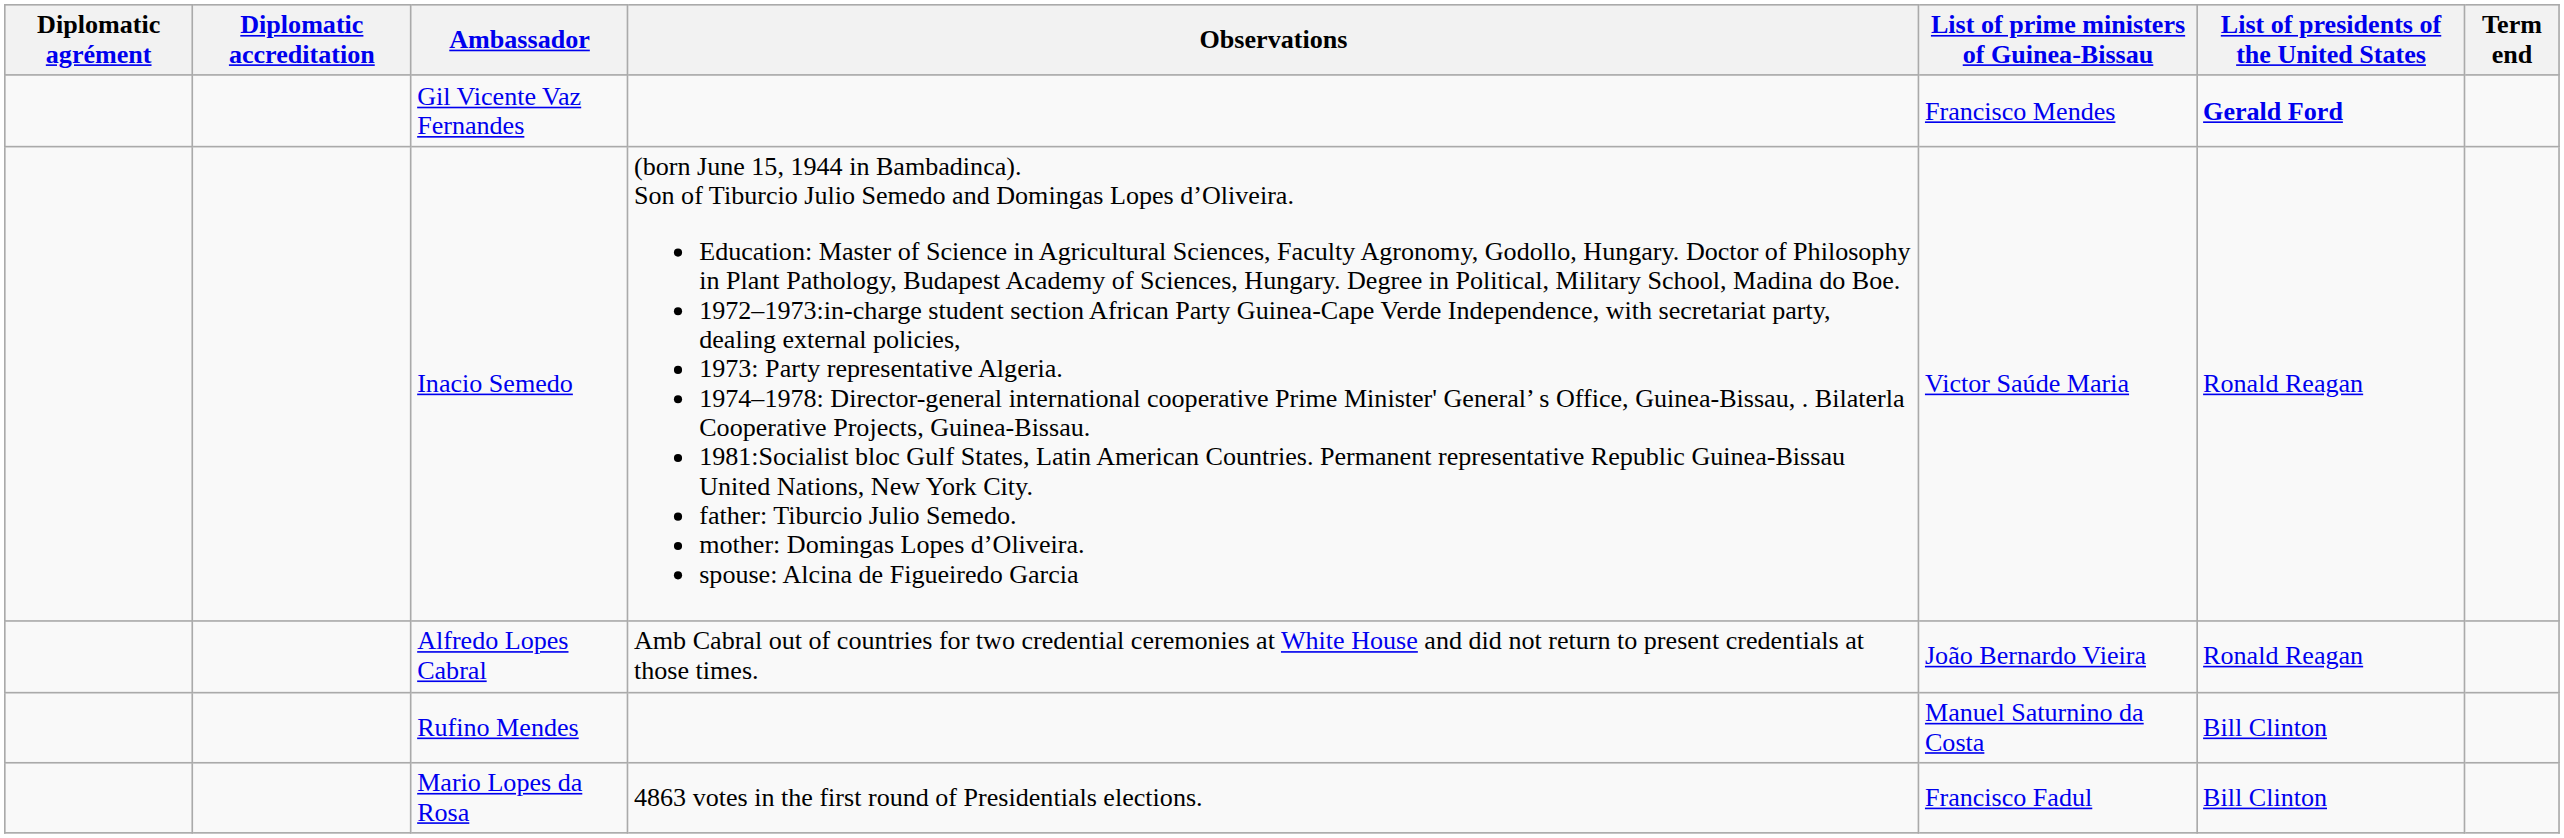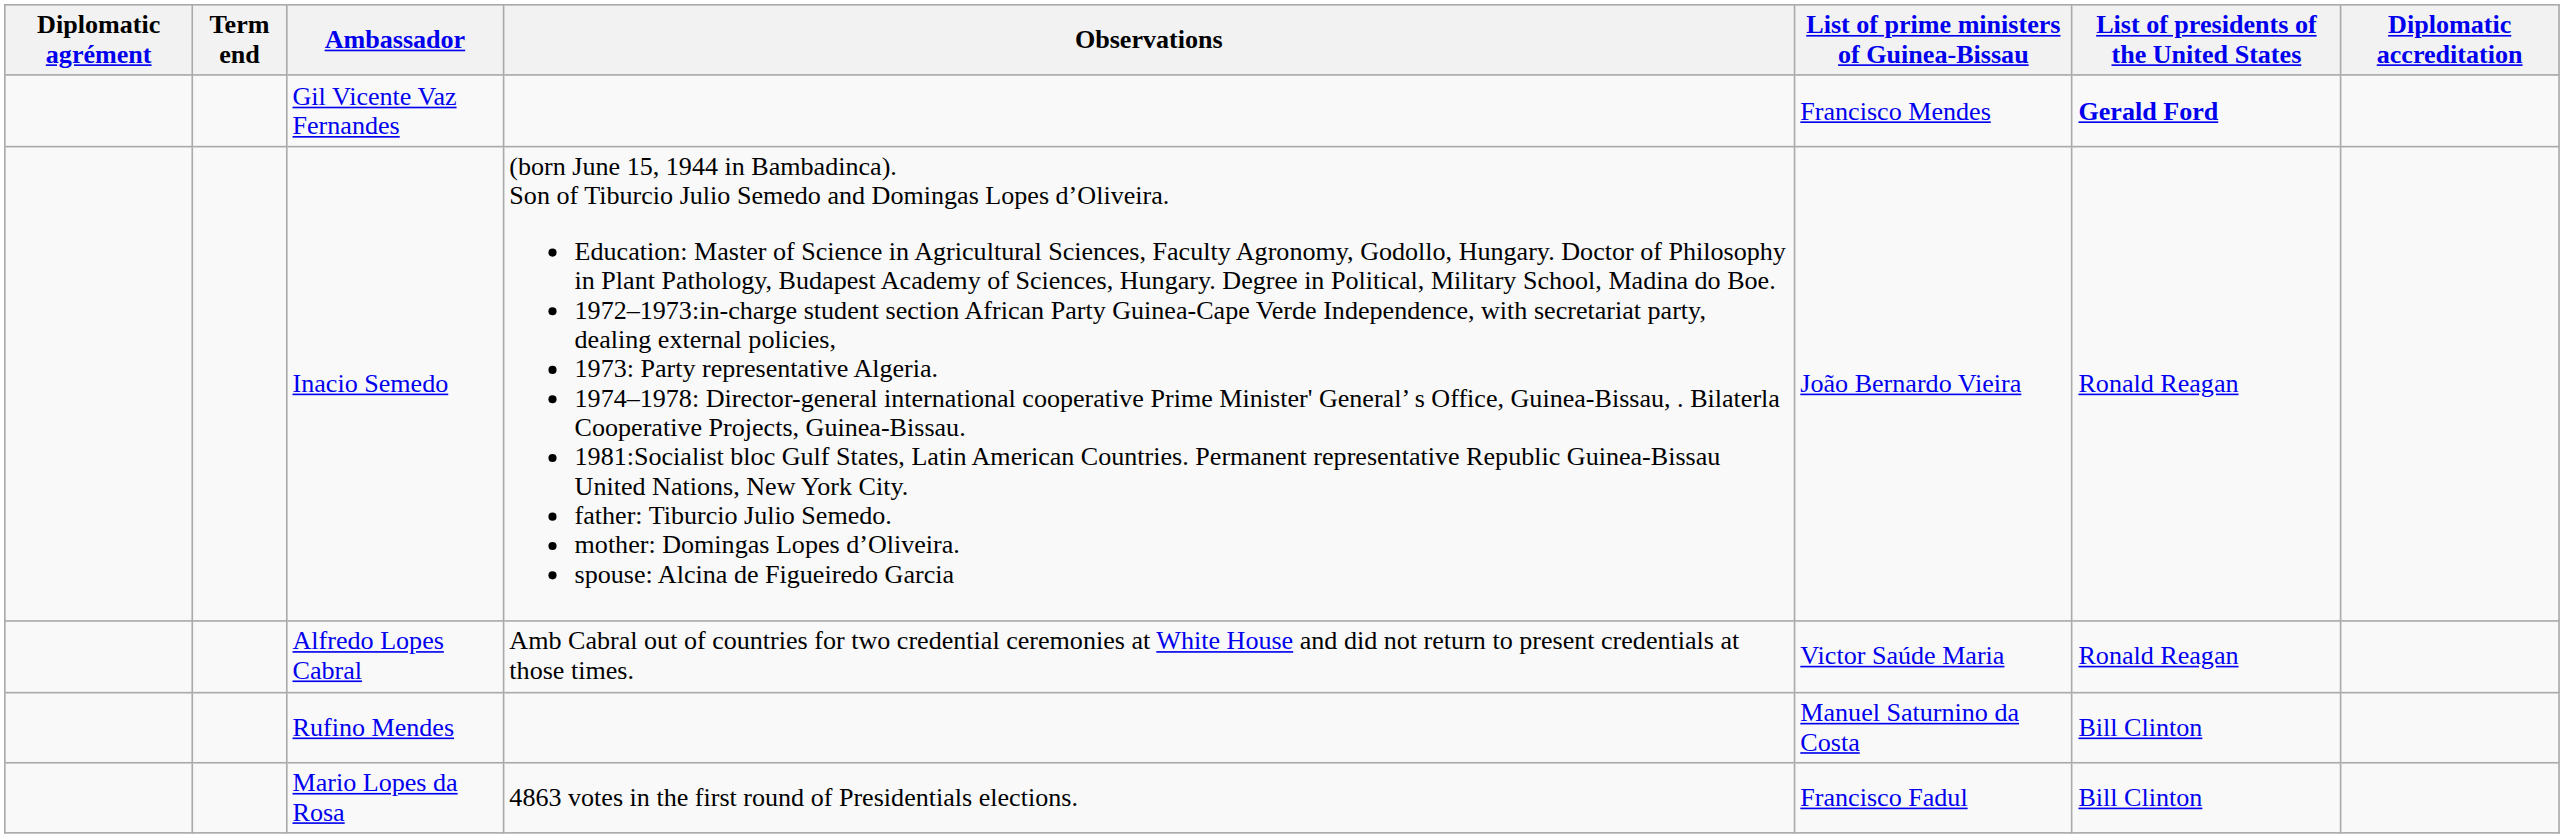columns swapped: (302, 39) <-> (2512, 39)
(2027, 383) Victor Saúde Maria -> (1911, 383) João Bernardo Vieira
(2035, 656) João Bernardo Vieira -> (1902, 656) Victor Saúde Maria
